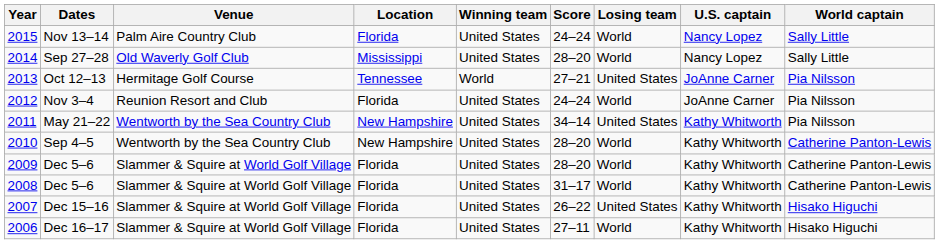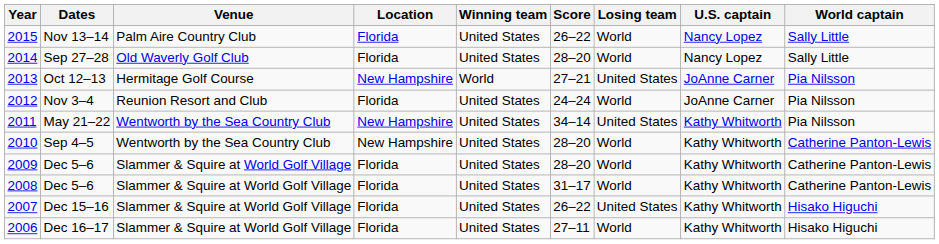(572, 36) 24–24 -> (572, 36) 26–22
(390, 57) Mississippi -> (378, 57) Florida
(390, 79) Tennessee -> (405, 79) New Hampshire
